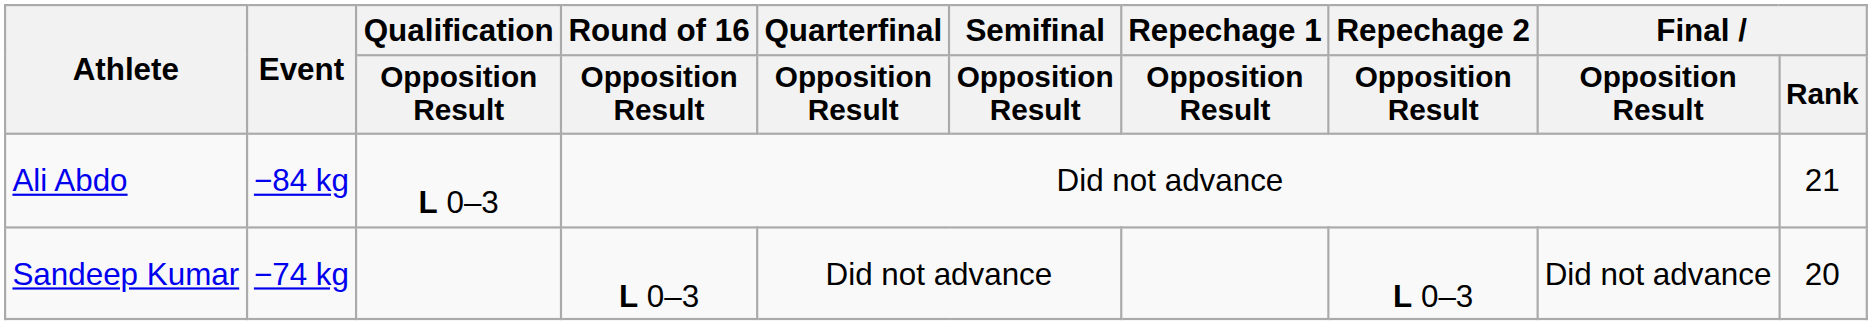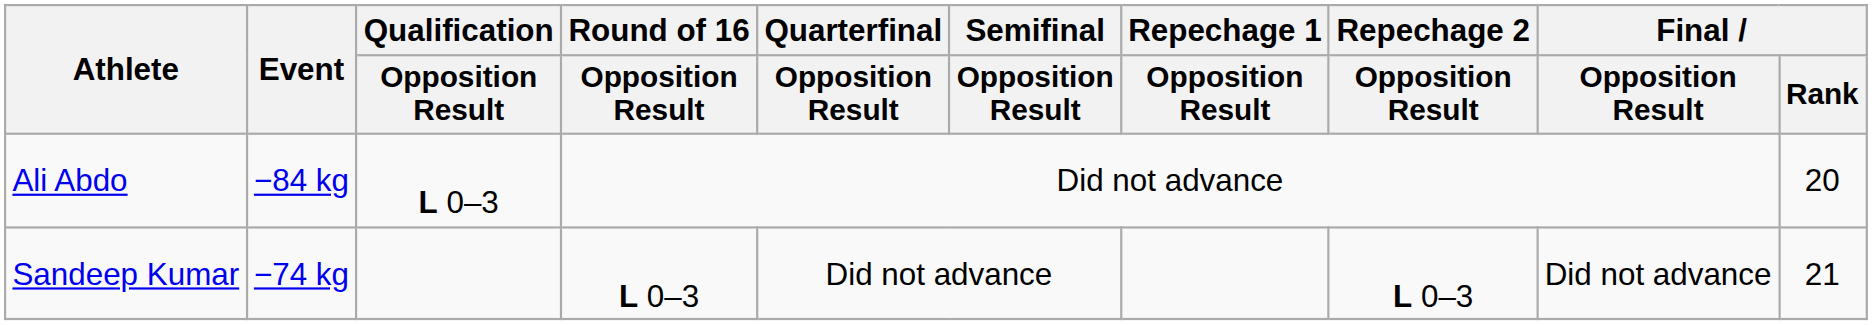(1822, 181) 21 -> (1822, 181) 20
(1822, 274) 20 -> (1822, 274) 21
